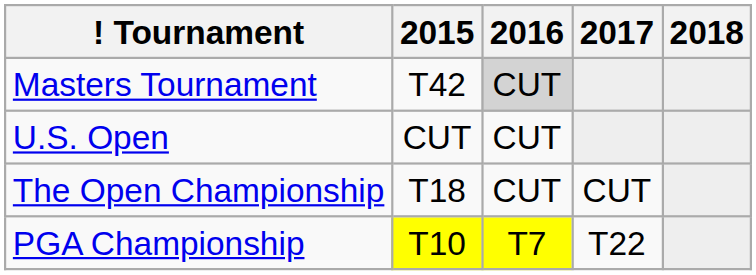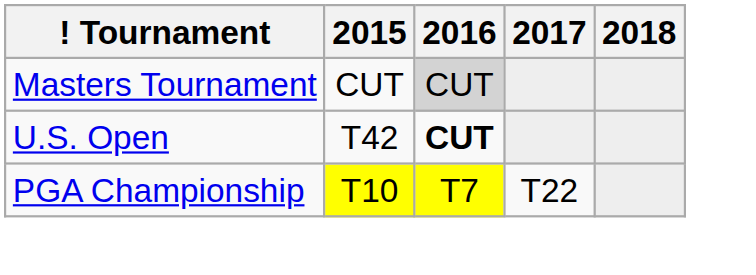(437, 85) T42 -> (370, 85) CUT
(437, 138) CUT -> (370, 138) T42
(527, 138) normal -> (459, 138) bold
- row: (199, 191)
